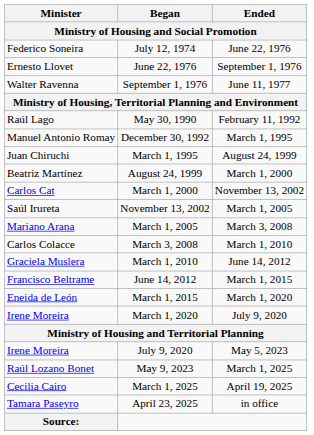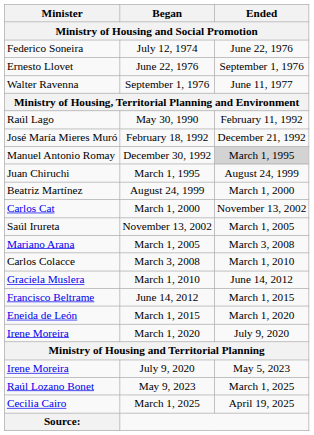+ row: (167, 137)
(259, 137) no background -> (262, 155) lightgrey background
- row: (165, 404)
